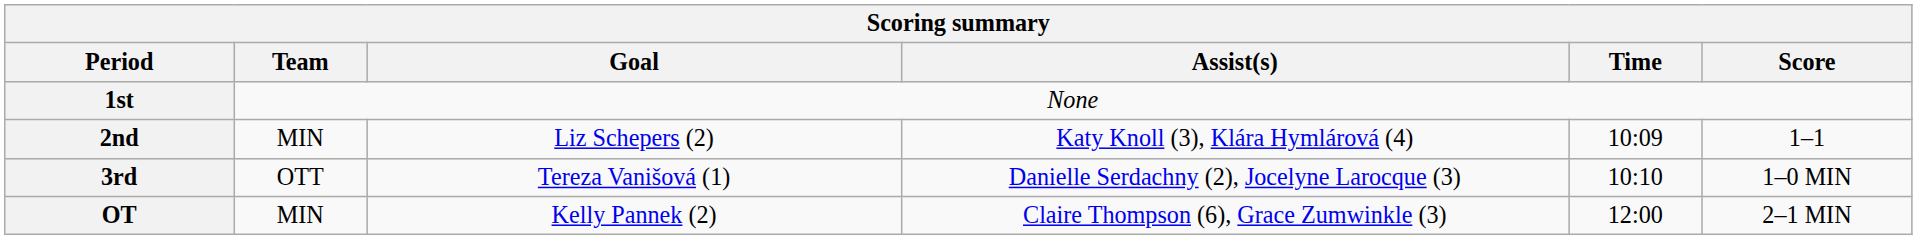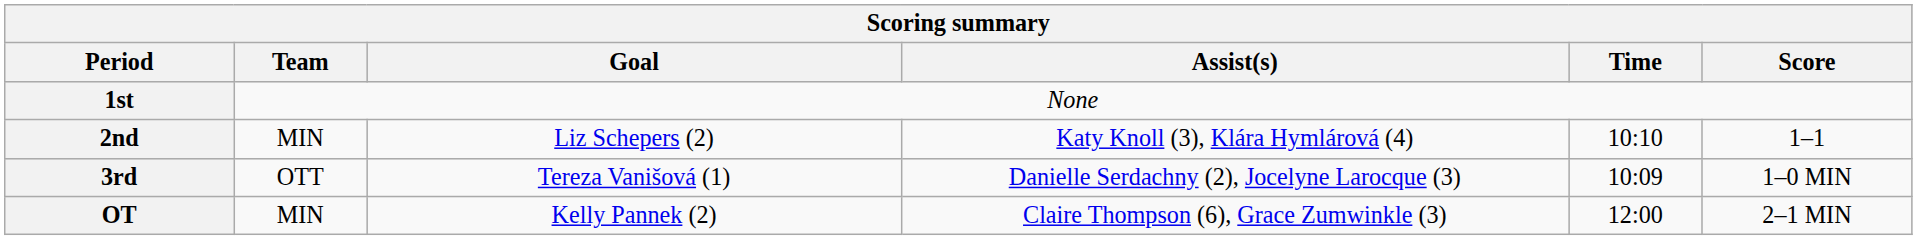(1635, 138) 10:09 -> (1635, 138) 10:10
(1635, 176) 10:10 -> (1635, 176) 10:09
